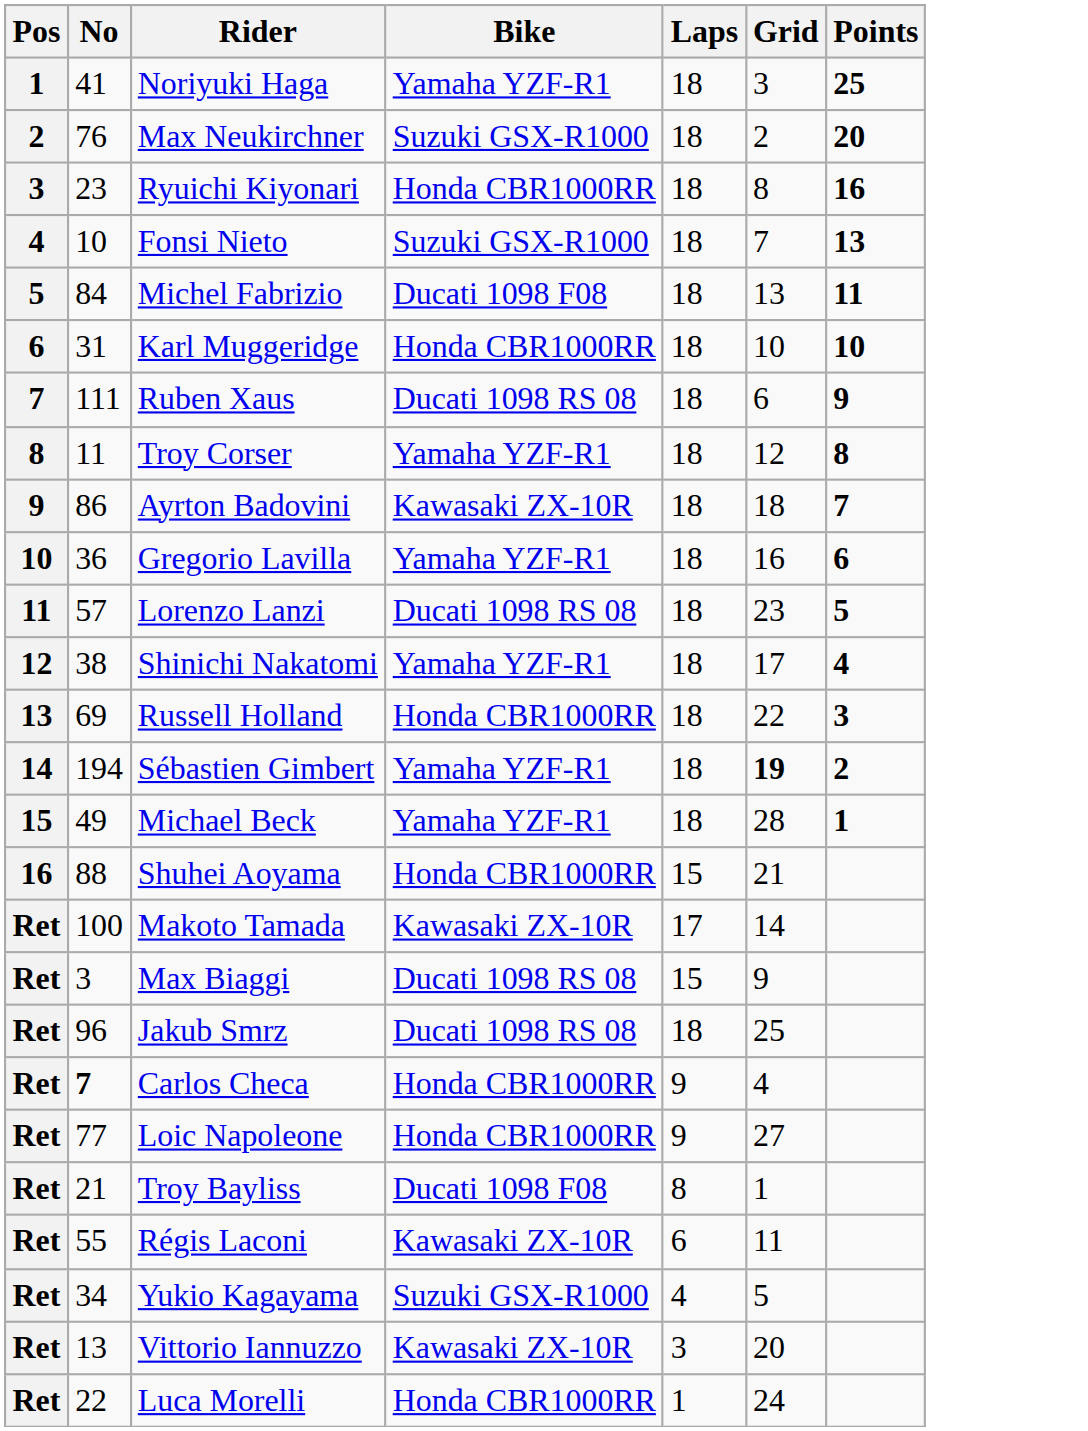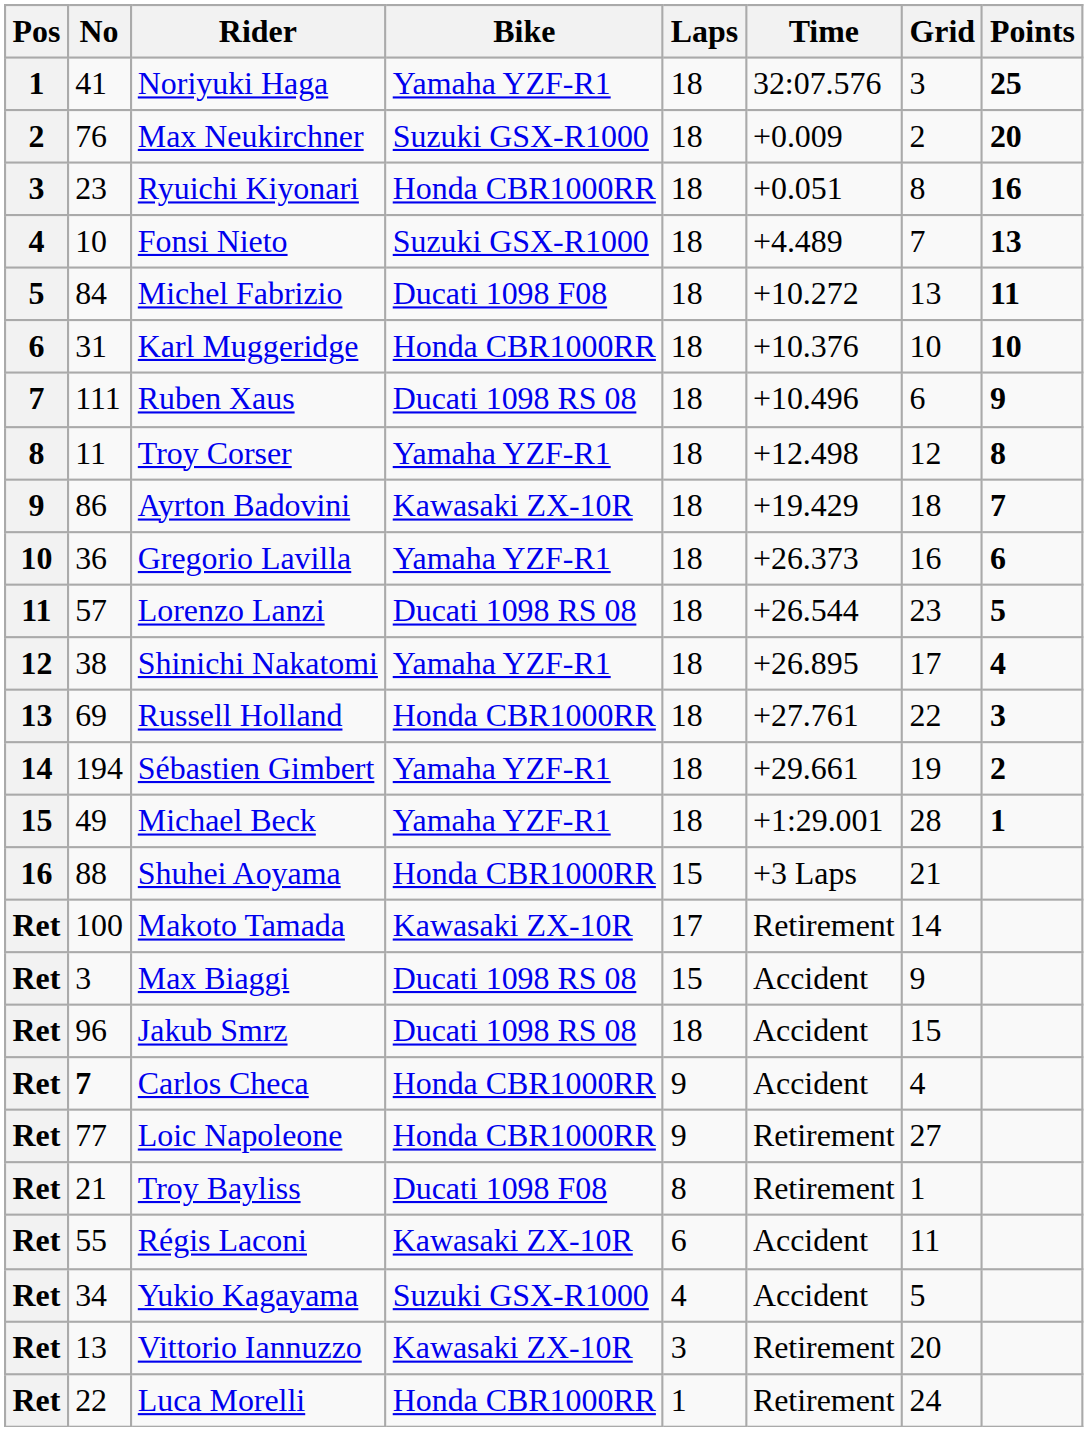+ column: (824, 31)
(769, 767) bold -> (925, 767) normal
(769, 1030) 25 -> (925, 1030) 15
